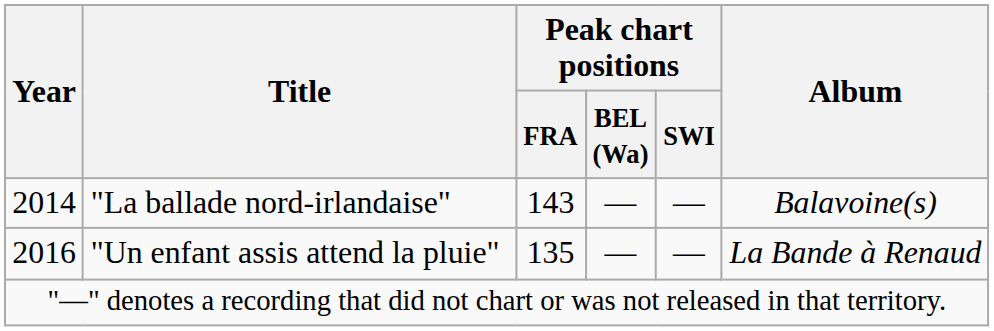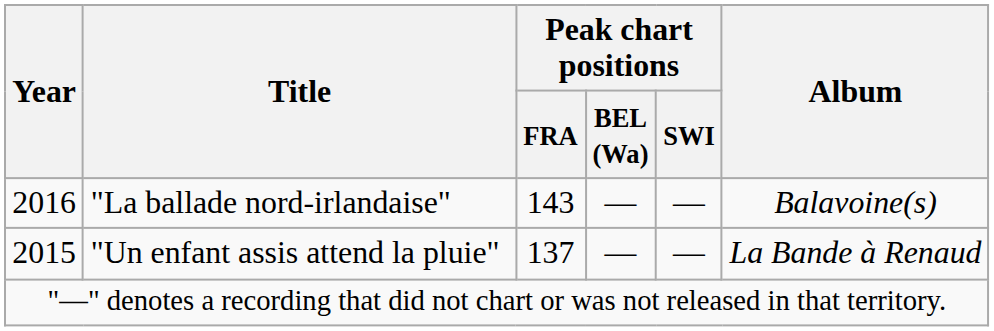(44, 202) 2014 -> (44, 202) 2016
(44, 252) 2016 -> (44, 252) 2015
(551, 252) 135 -> (551, 252) 137
